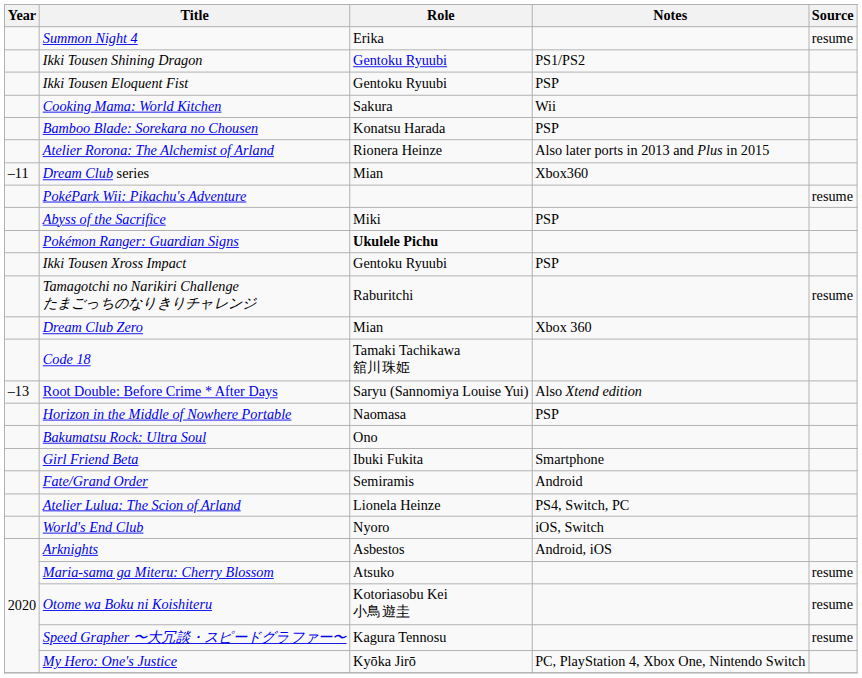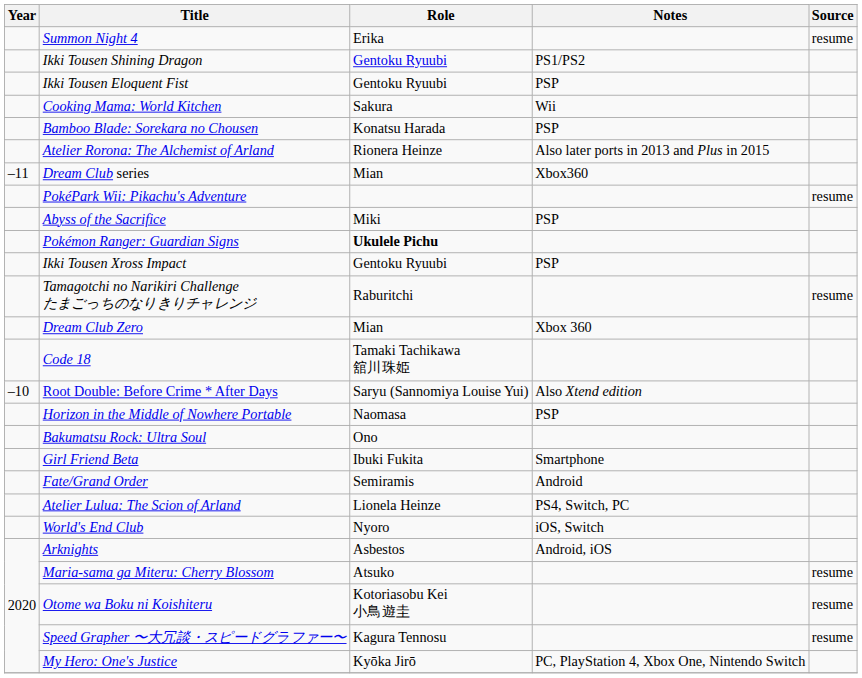(18, 391) –13 -> (18, 391) –10
